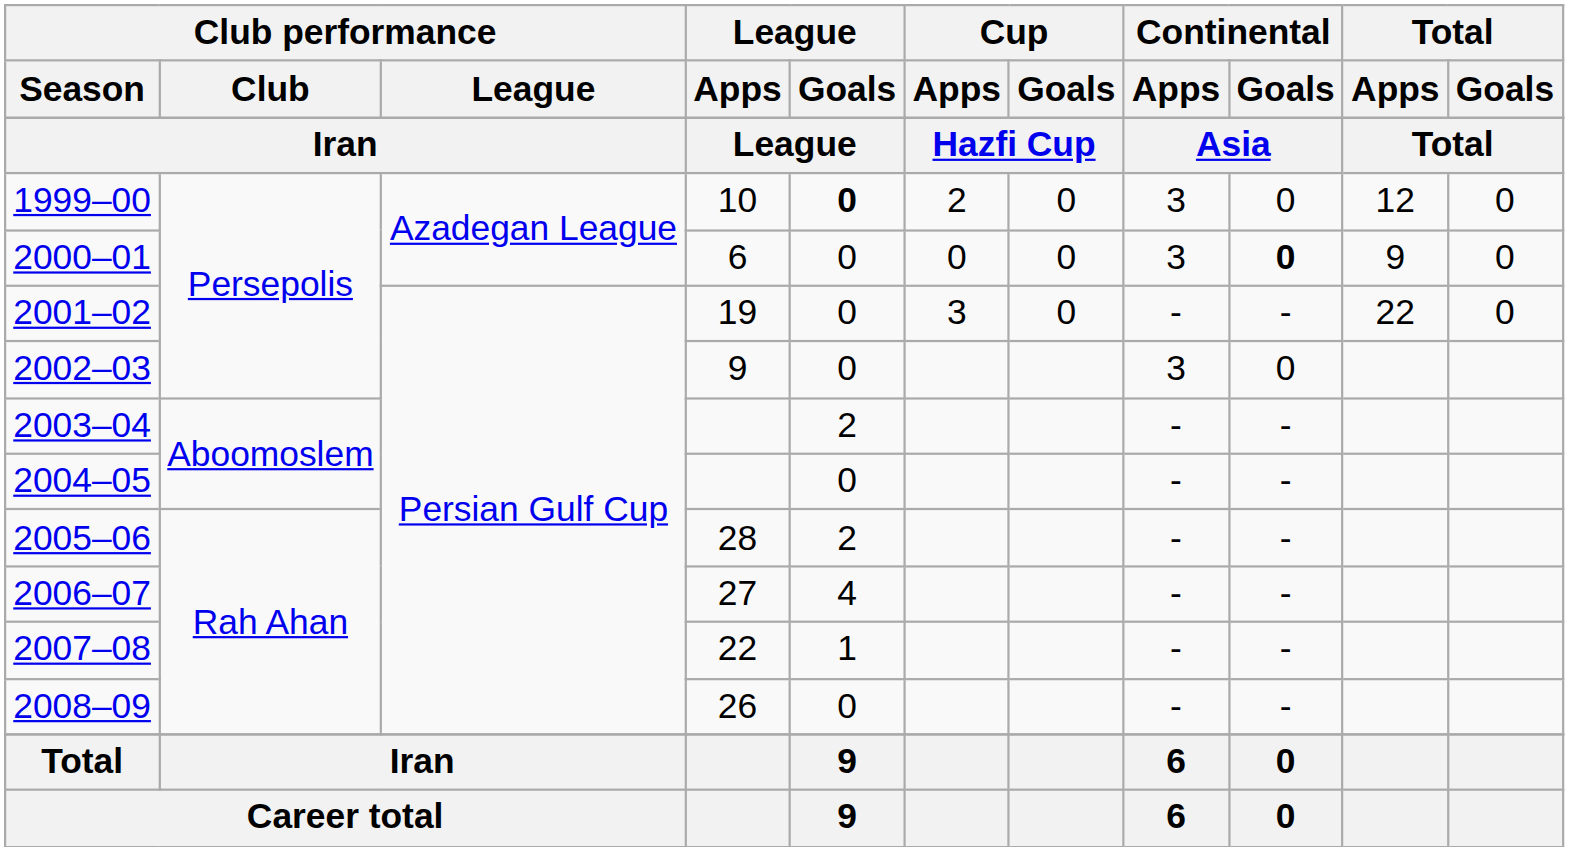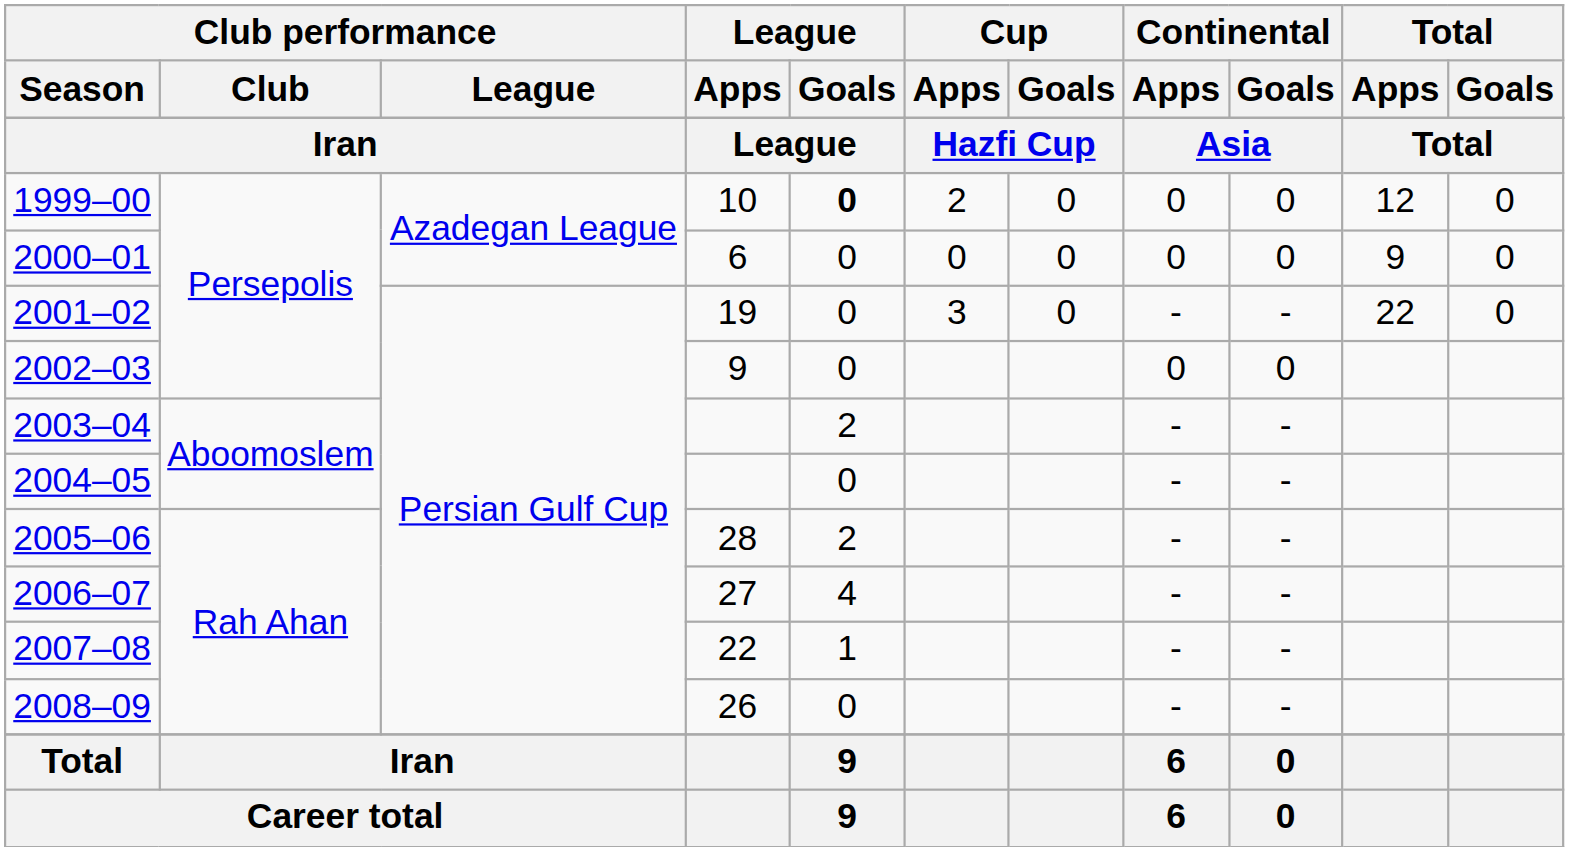(1176, 200) 3 -> (1176, 200) 0
(1176, 256) 3 -> (1176, 256) 0
(1286, 256) bold -> (1286, 256) normal
(1176, 369) 3 -> (1176, 369) 0
